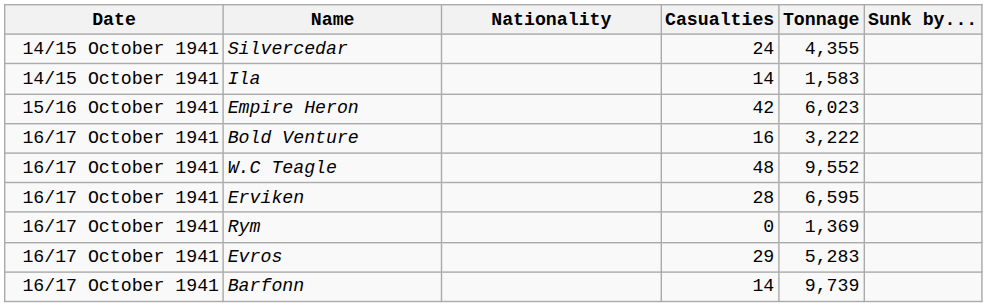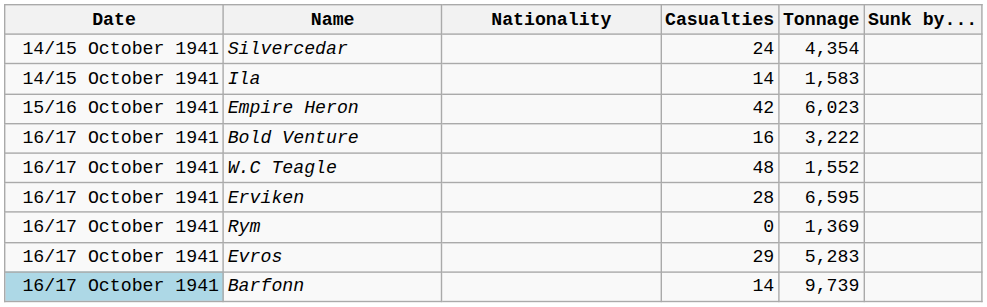(832, 49) 4,355 -> (832, 49) 4,354
(832, 168) 9,552 -> (832, 168) 1,552
(121, 286) no background -> (121, 286) lightblue background
